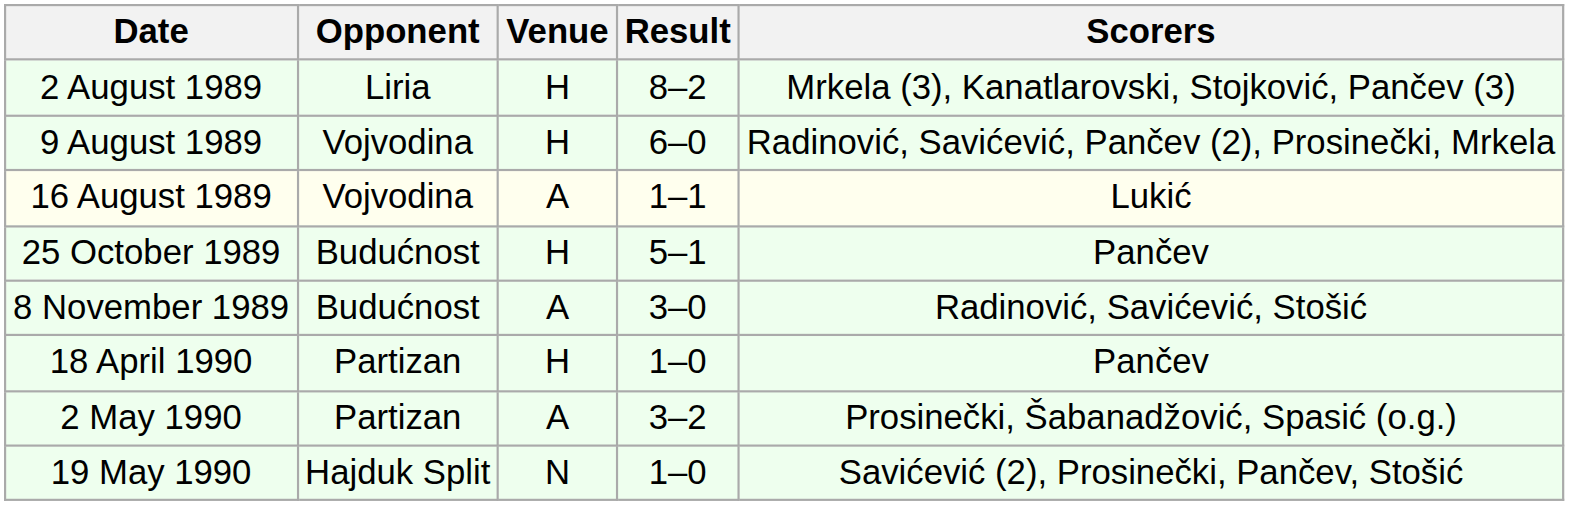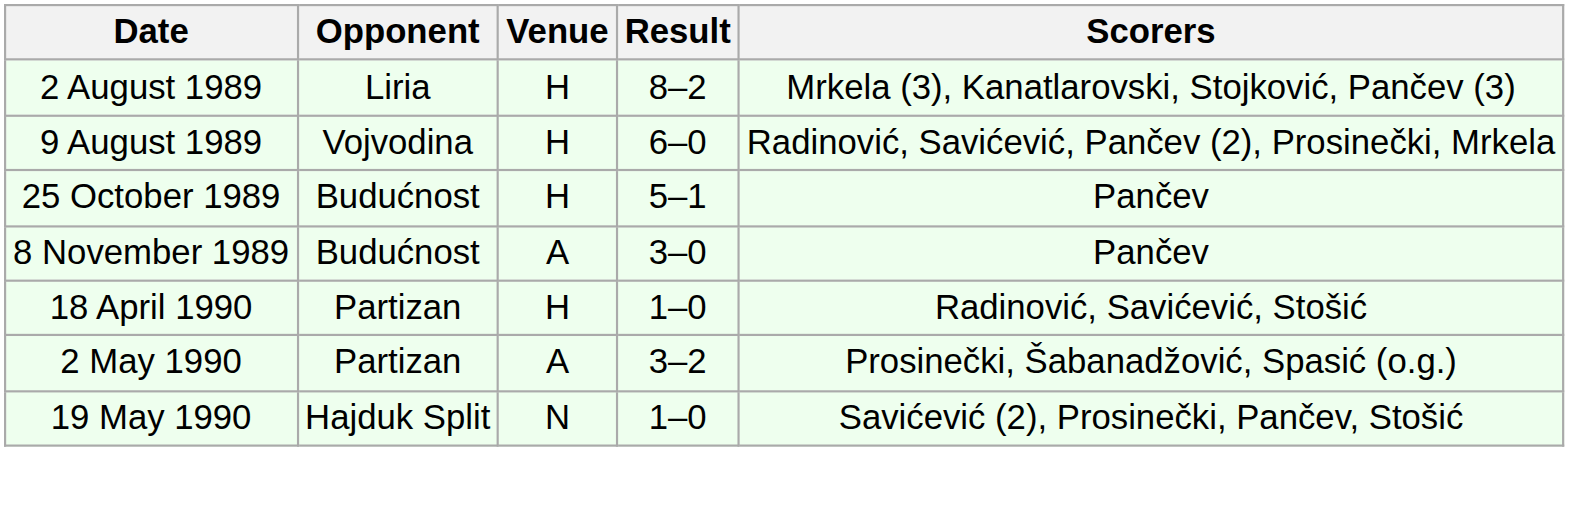- row: (151, 197)
(1151, 307) Radinović, Savićević, Stošić -> (1151, 252) Pančev
(1151, 362) Pančev -> (1151, 307) Radinović, Savićević, Stošić
